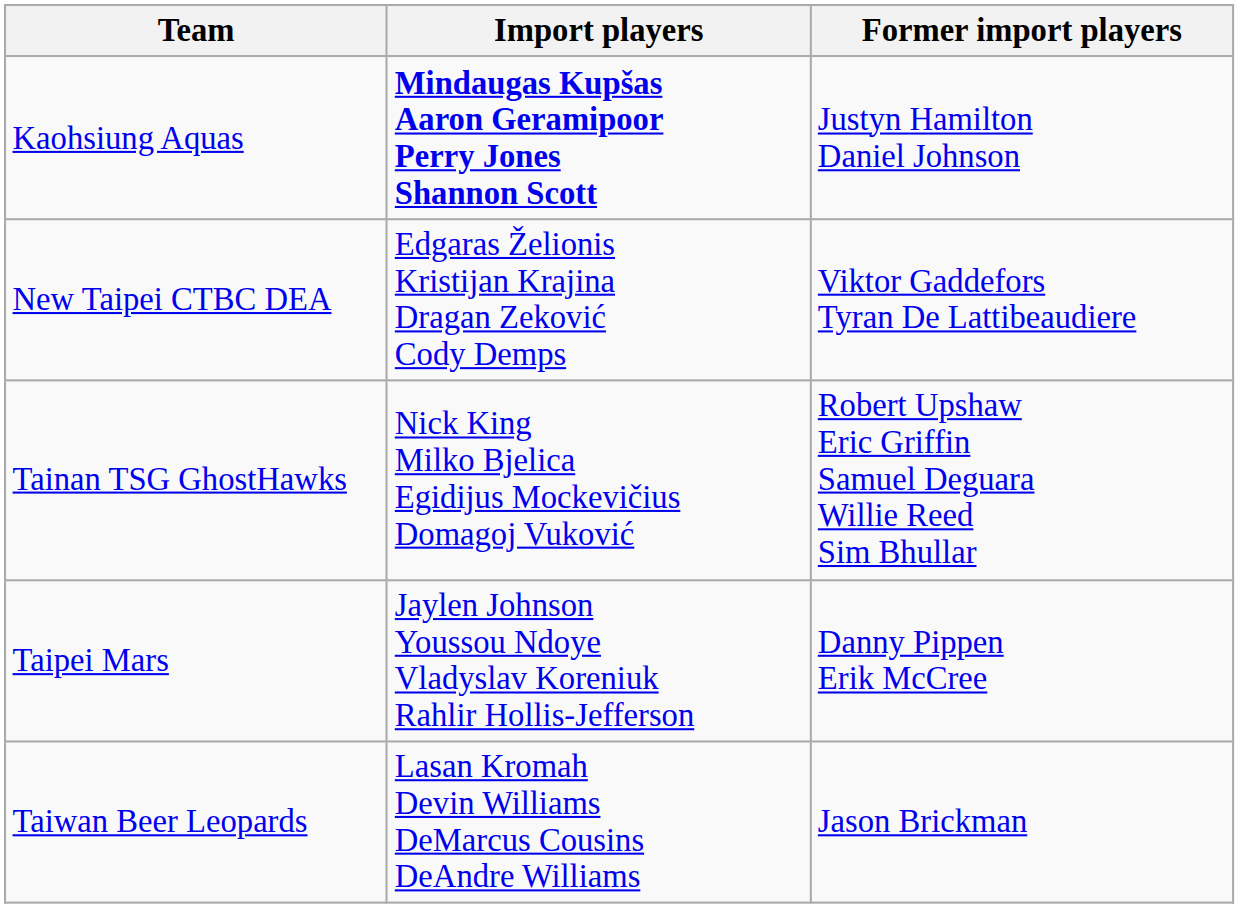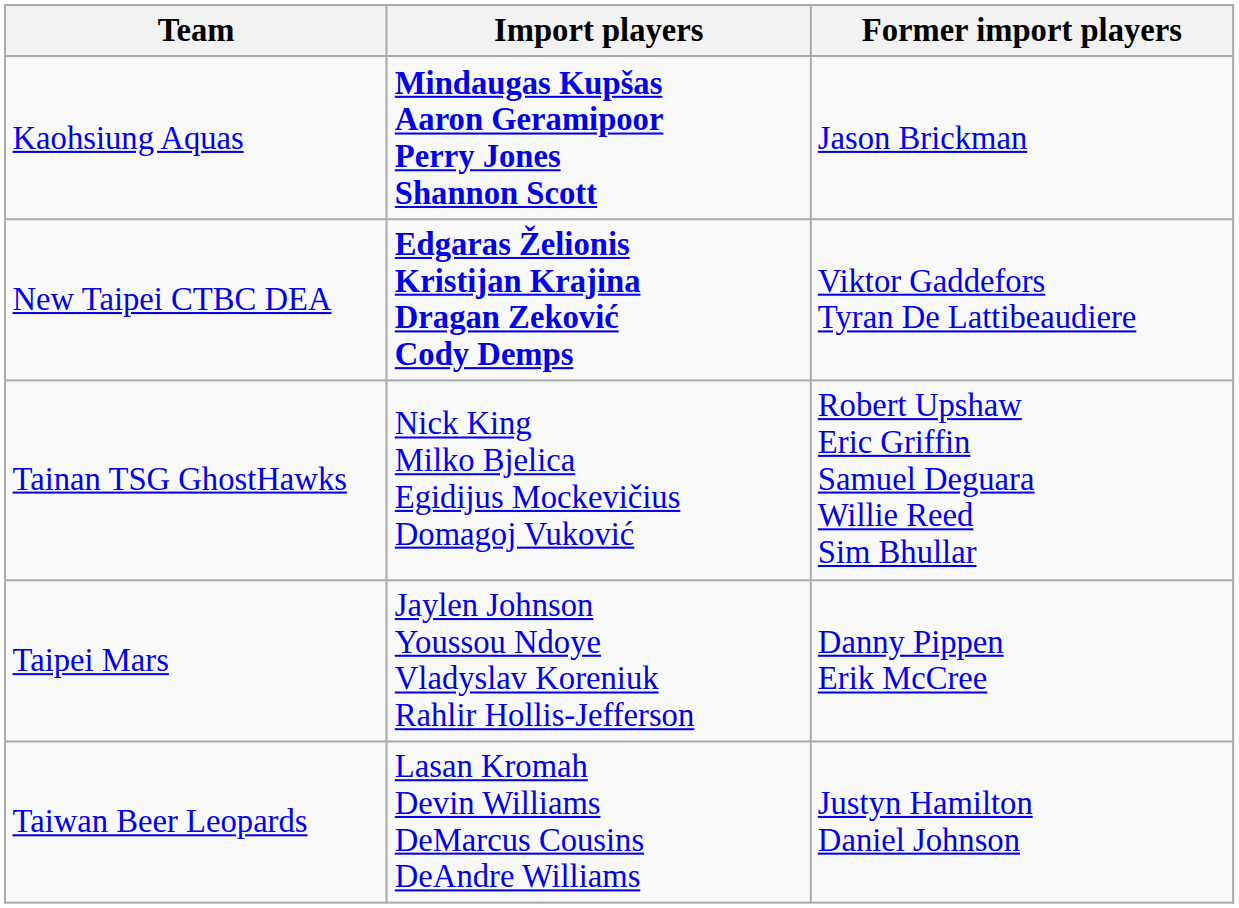(925, 137) Justyn Hamilton Daniel Johnson -> (923, 137) Jason Brickman
(505, 299) normal -> (518, 299) bold
(923, 821) Jason Brickman -> (925, 821) Justyn Hamilton Daniel Johnson
